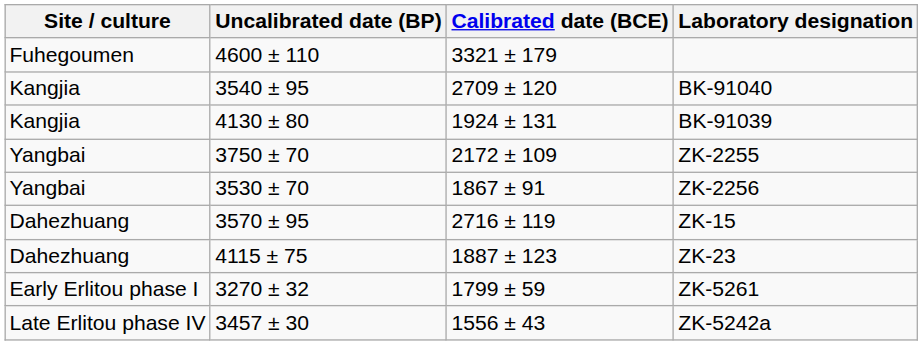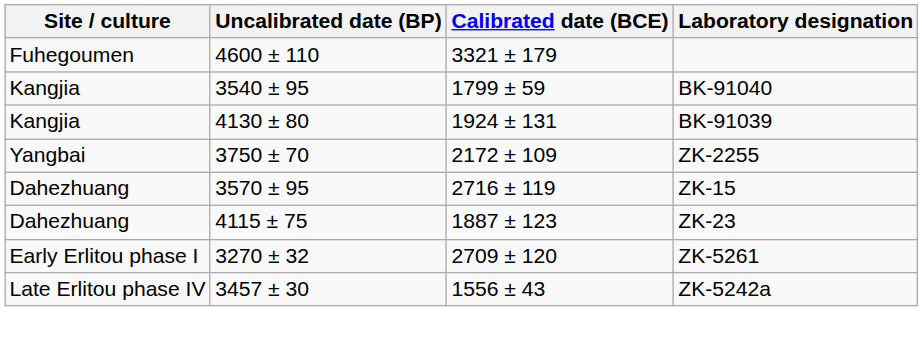(504, 88) 2709 ± 120 -> (498, 88) 1799 ± 59
- row: (719, 188)
(498, 289) 1799 ± 59 -> (504, 255) 2709 ± 120
